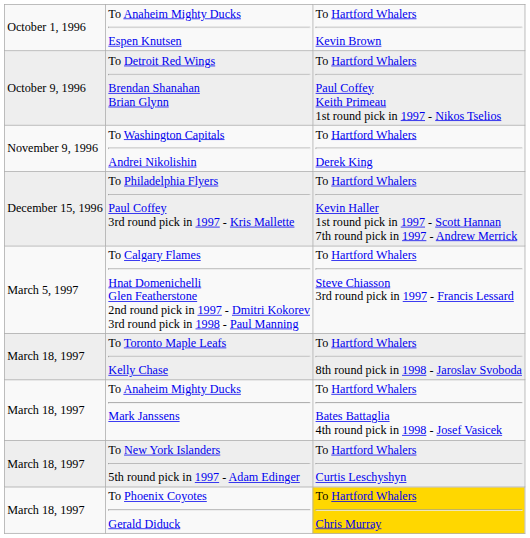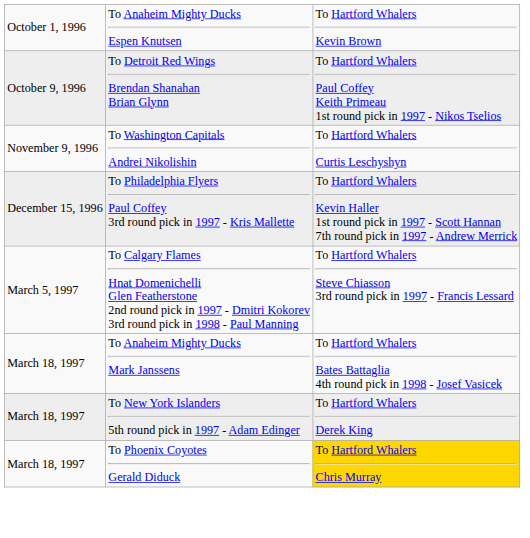(419, 148) To Hartford Whalers Derek King -> (416, 148) To Hartford Whalers Curtis Leschyshyn
- row: (209, 356)
(419, 463) To Hartford Whalers Curtis Leschyshyn -> (416, 417) To Hartford Whalers Derek King
